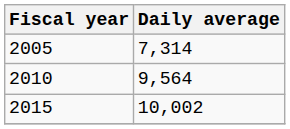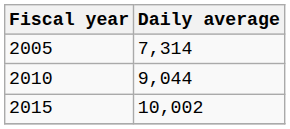(165, 79) 9,564 -> (165, 79) 9,044
